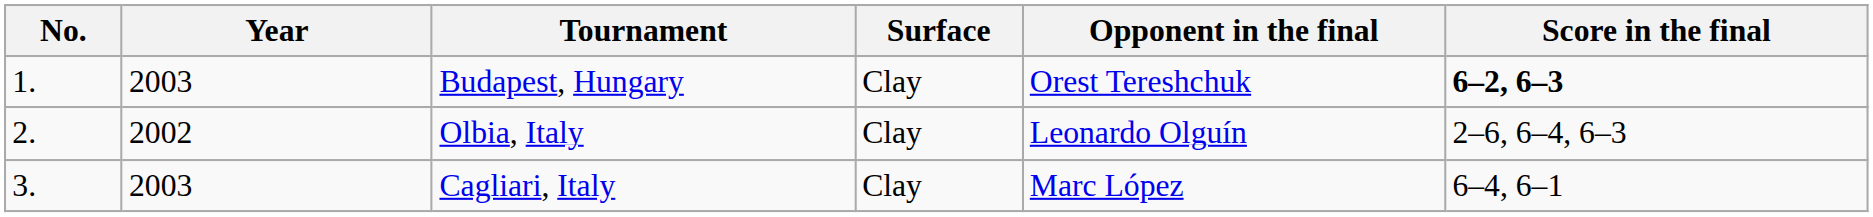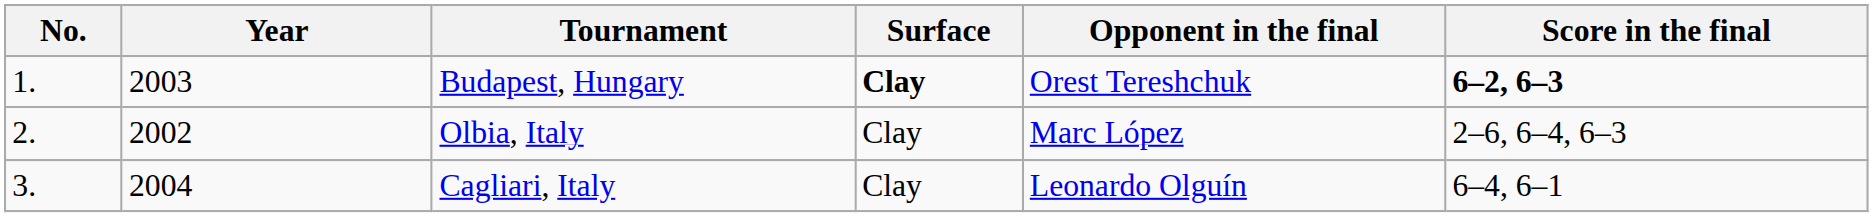(892, 81) normal -> (894, 81) bold
(1138, 132) Leonardo Olguín -> (1107, 132) Marc López
(161, 183) 2003 -> (161, 183) 2004
(1107, 183) Marc López -> (1138, 183) Leonardo Olguín
